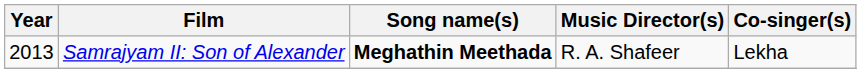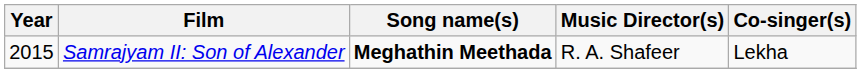(31, 52) 2013 -> (31, 52) 2015
